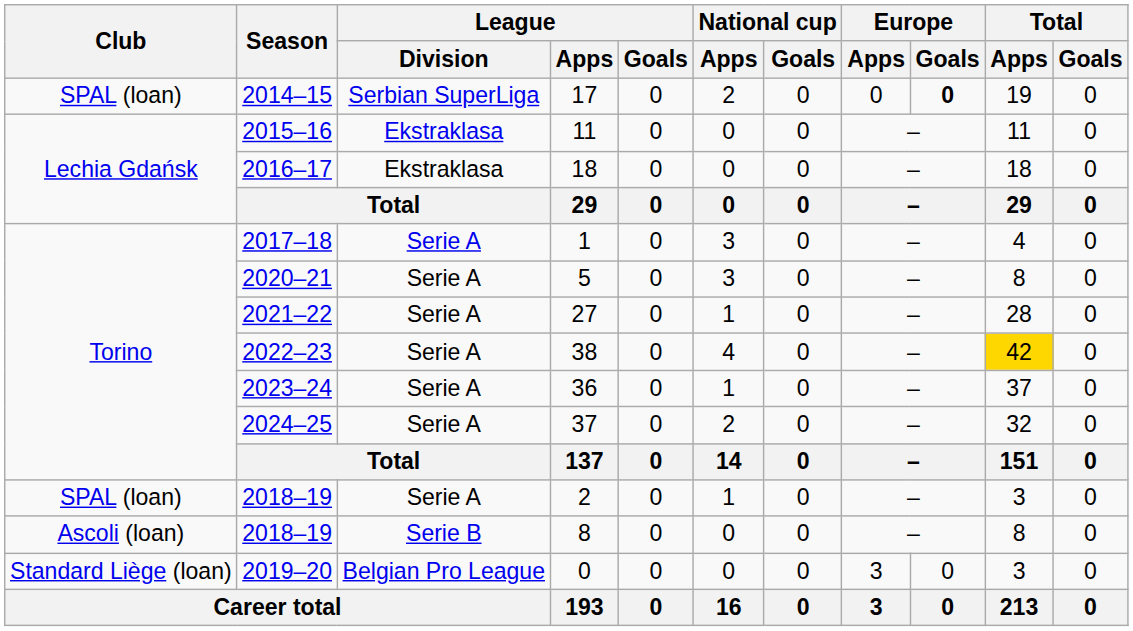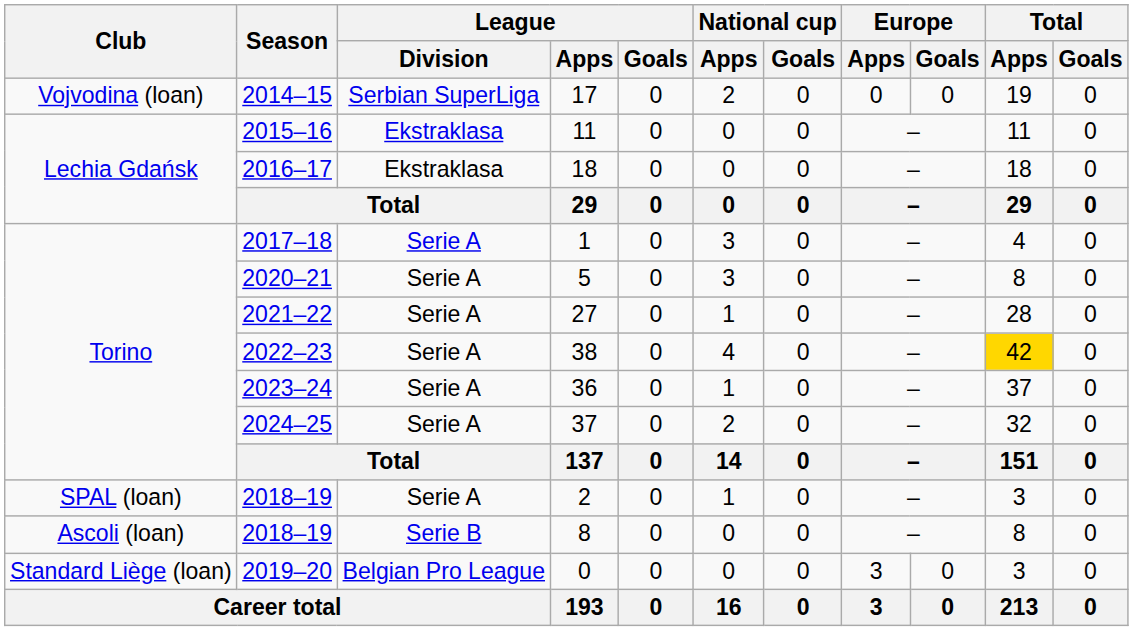(121, 95) SPAL (loan) -> (121, 95) Vojvodina (loan)
(948, 95) bold -> (948, 95) normal
